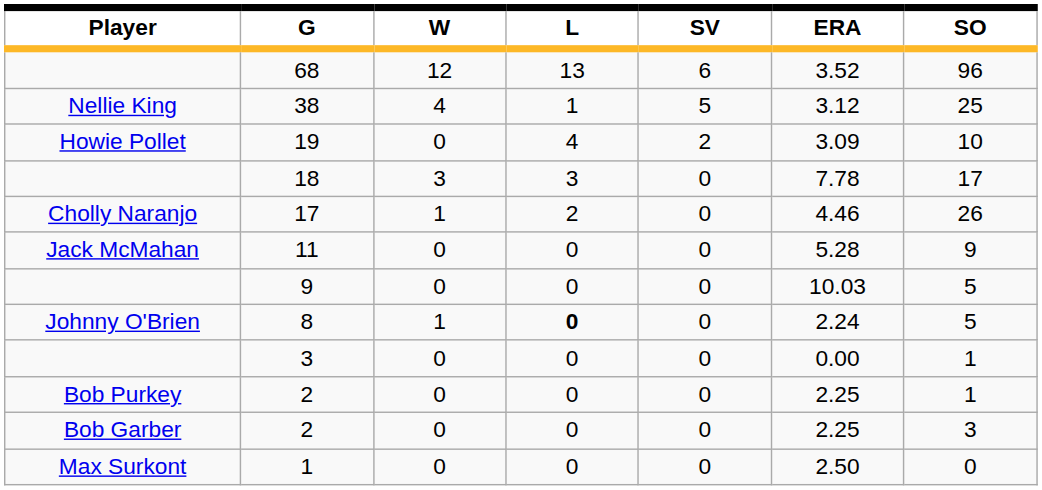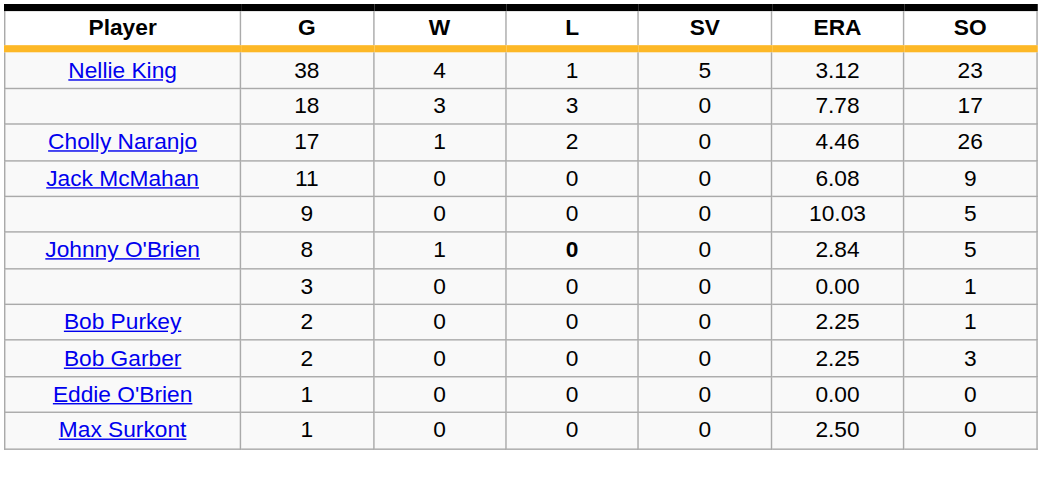- row: (123, 69)
(970, 105) 25 -> (970, 69) 23
- row: (123, 141)
(838, 250) 5.28 -> (838, 178) 6.08
(838, 322) 2.24 -> (838, 250) 2.84
+ row: (123, 394)
